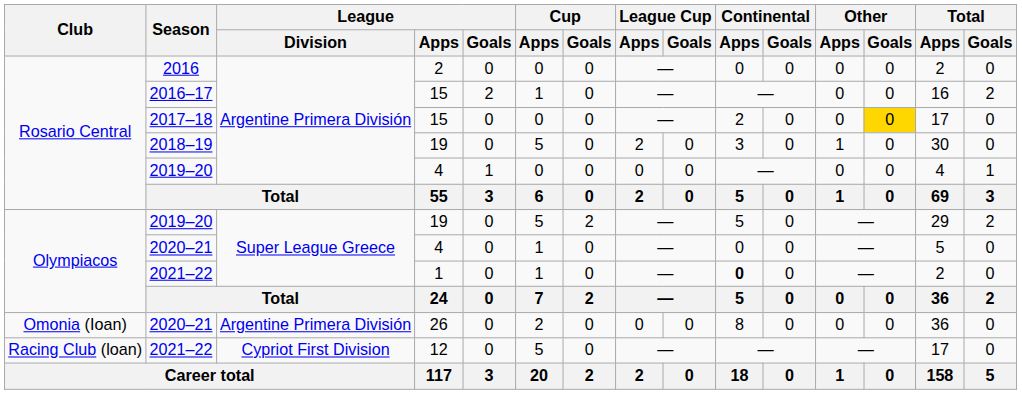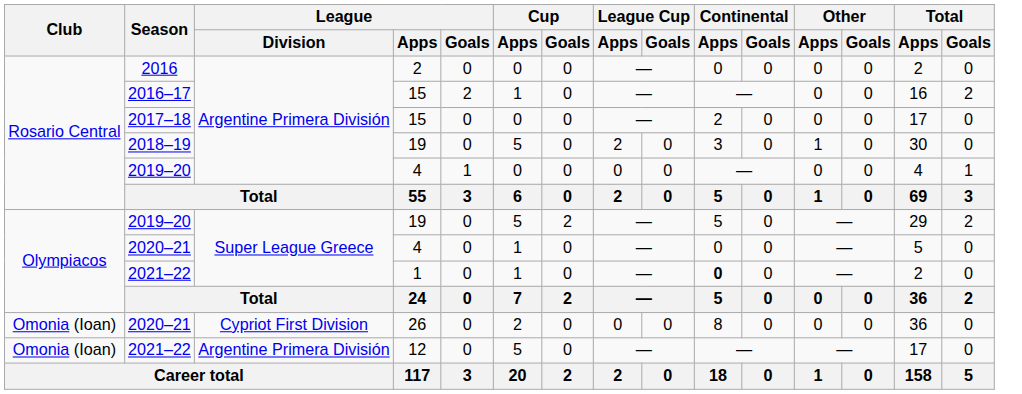(890, 119) gold background -> (868, 119) no background
(316, 324) Argentine Primera División -> (294, 324) Cypriot First Division
(75, 350) Racing Club (loan) -> (64, 350) Omonia (Ioan)
(316, 350) Cypriot First Division -> (294, 350) Argentine Primera División
